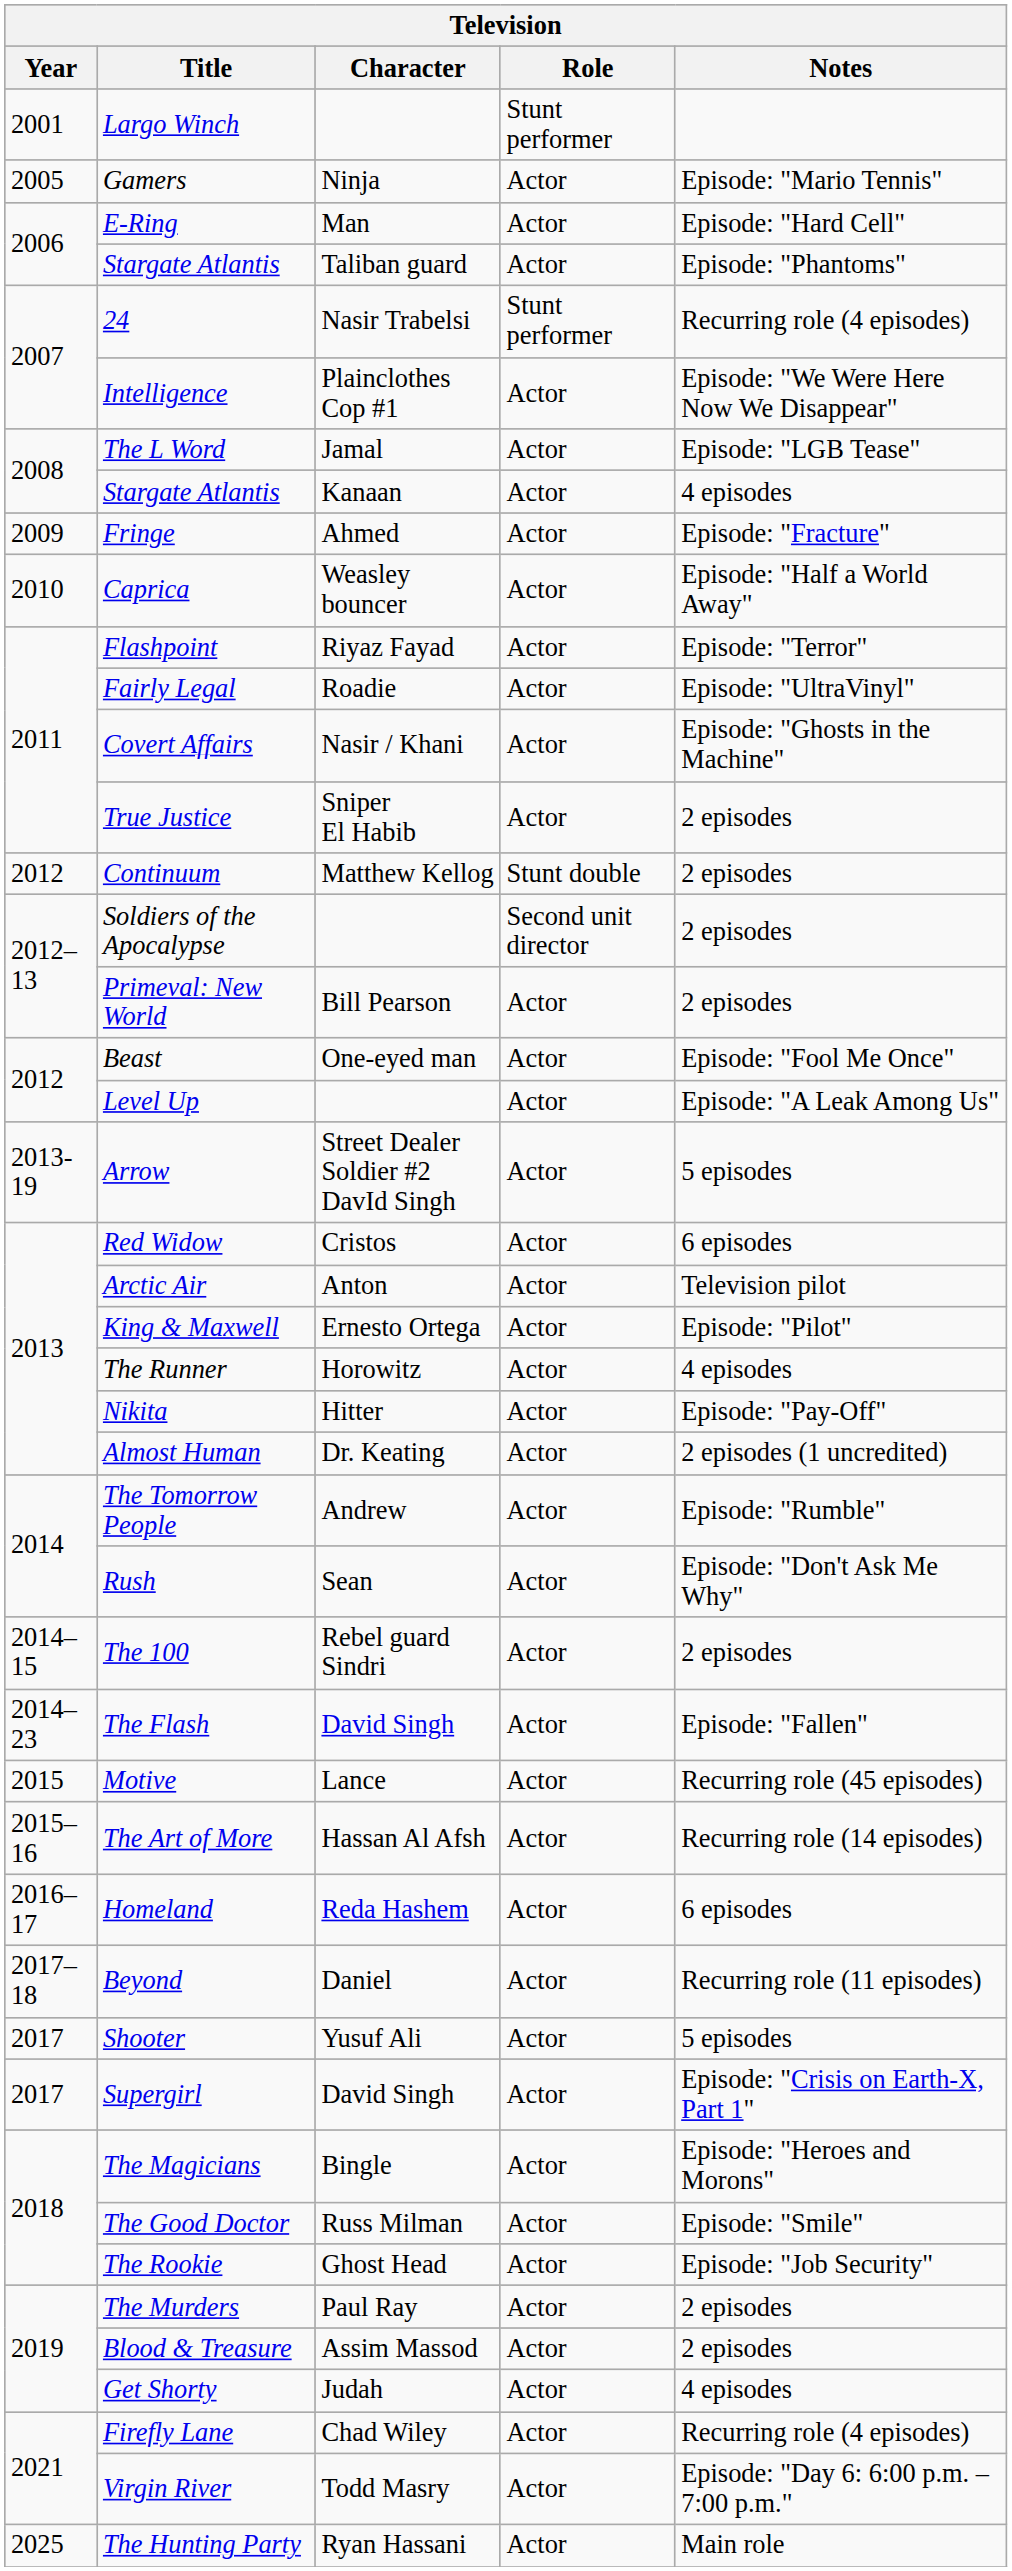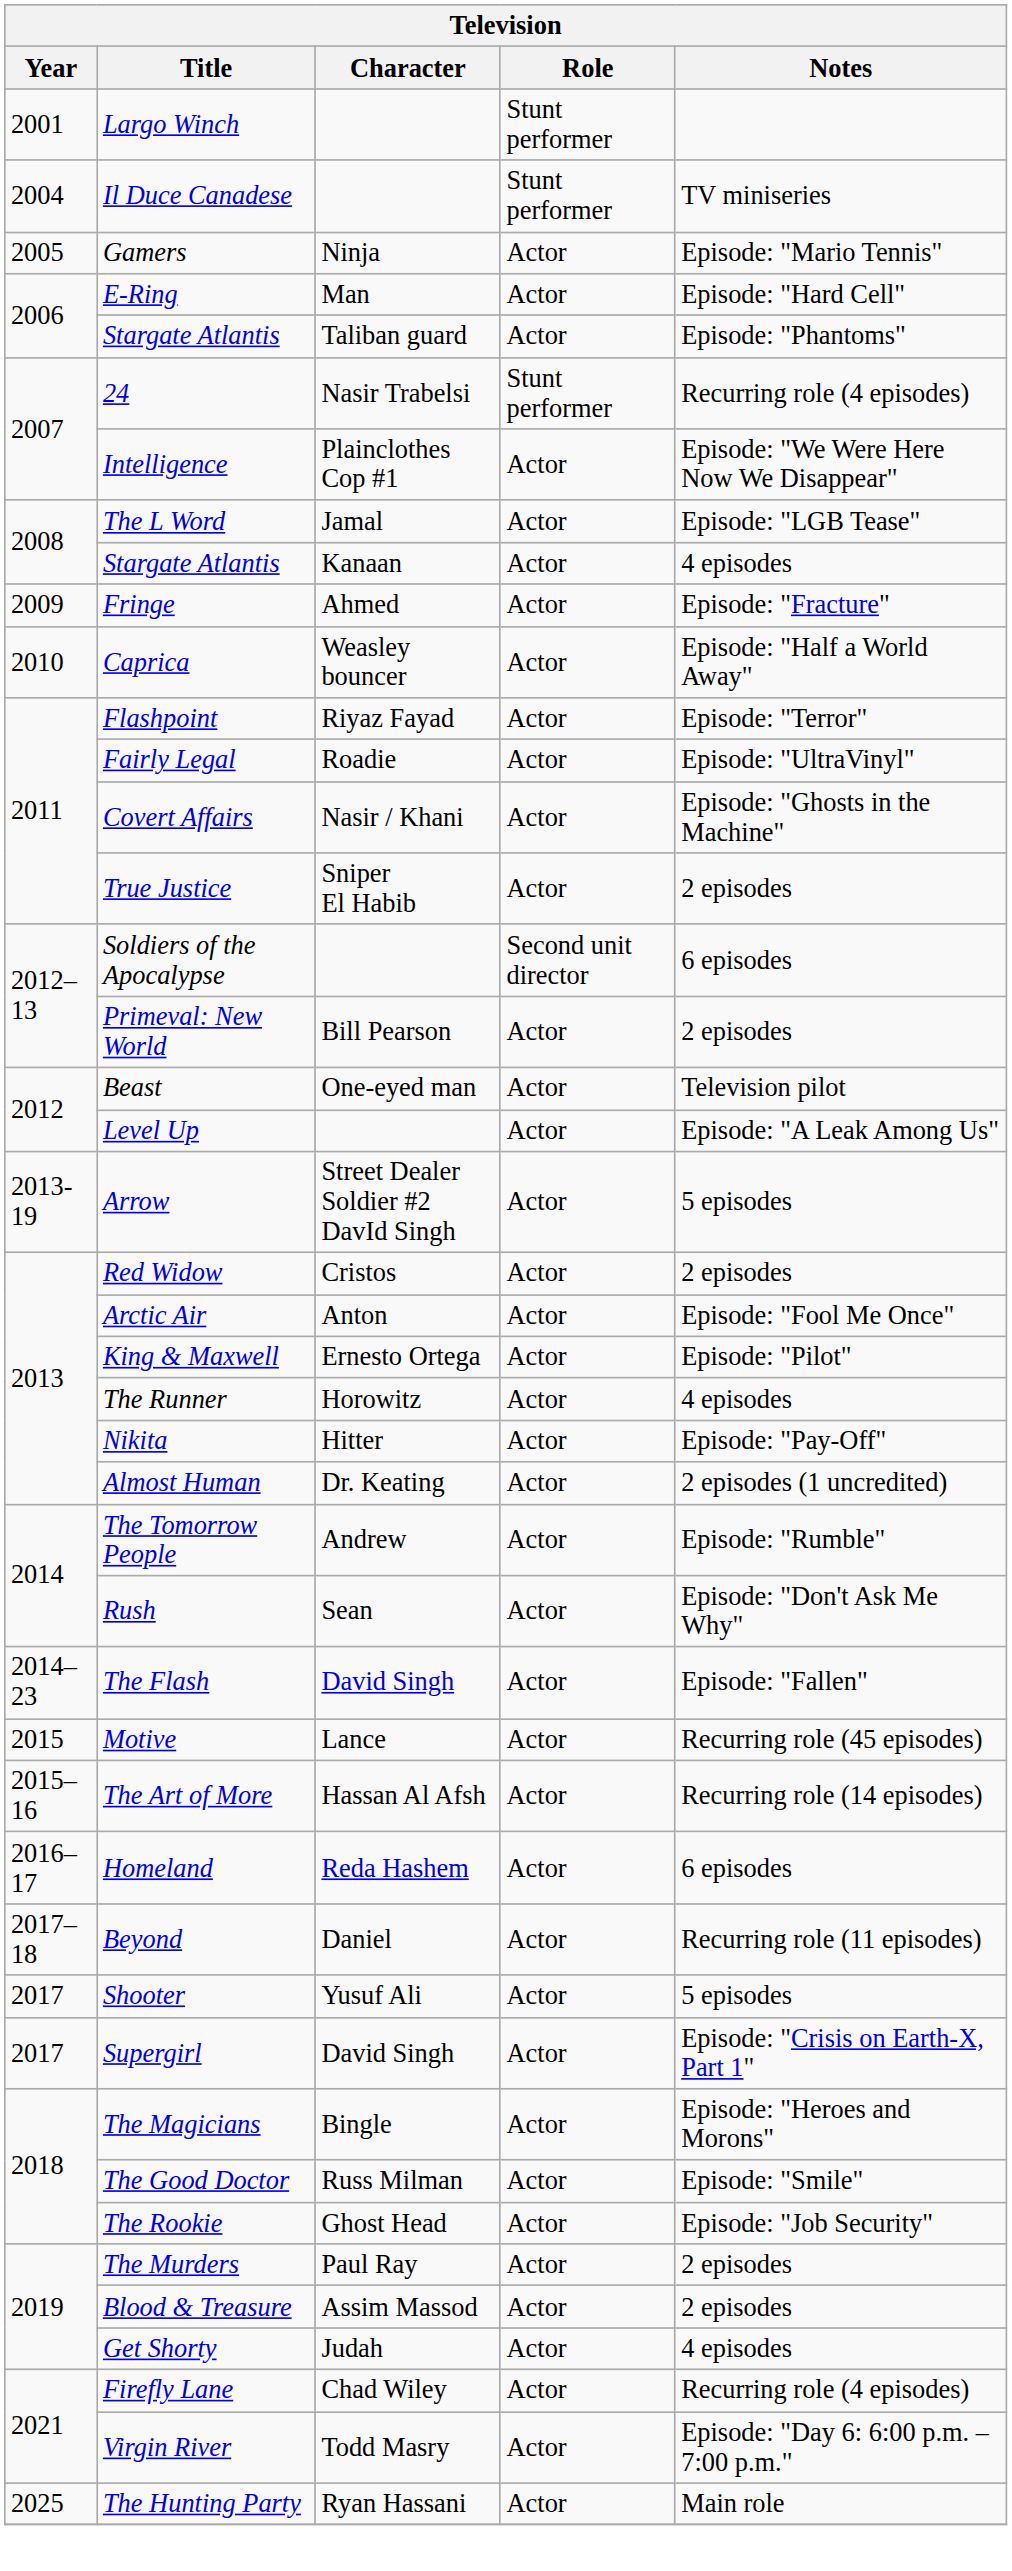+ row: (198, 195)
- row: (162, 873)
(737, 930) 2 episodes -> (737, 959) 6 episodes
(818, 1058) Episode: "Fool Me Once" -> (764, 1088) Television pilot
(737, 1243) 6 episodes -> (737, 1273) 2 episodes
(764, 1285) Television pilot -> (818, 1315) Episode: "Fool Me Once"
- row: (146, 1652)
